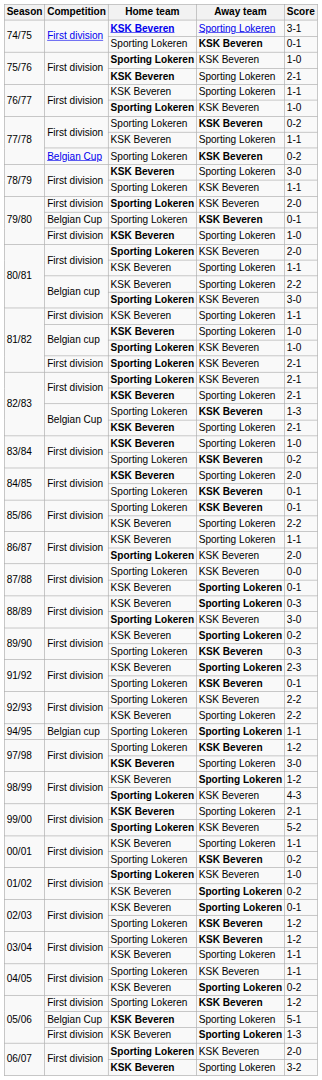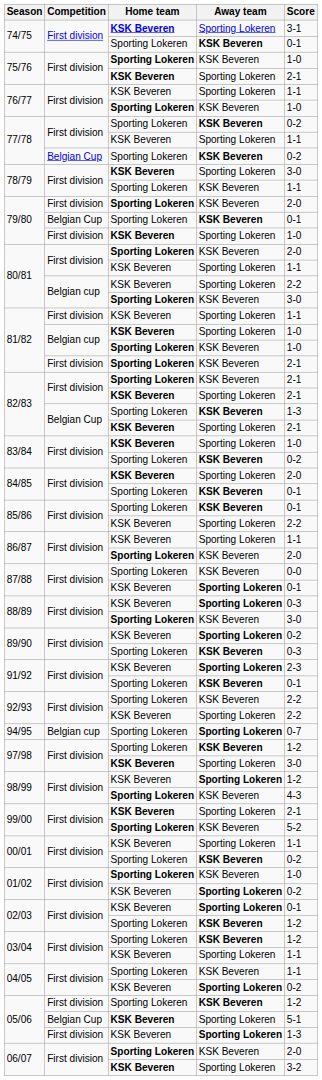(294, 731) 1-1 -> (294, 731) 0-7
